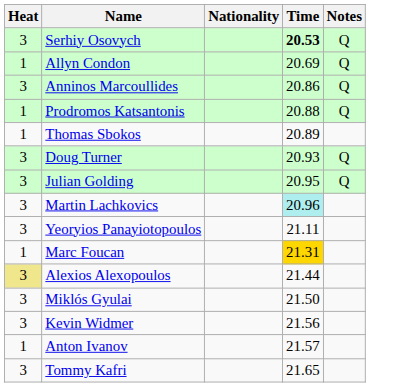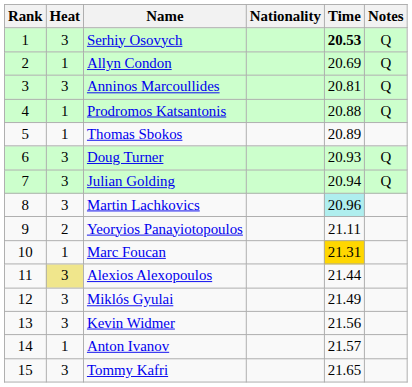+ column: (25, 16)
(303, 87) 20.86 -> (344, 87) 20.81
(303, 181) 20.95 -> (344, 181) 20.94
(23, 228) 3 -> (65, 228) 2
(303, 299) 21.50 -> (344, 299) 21.49
